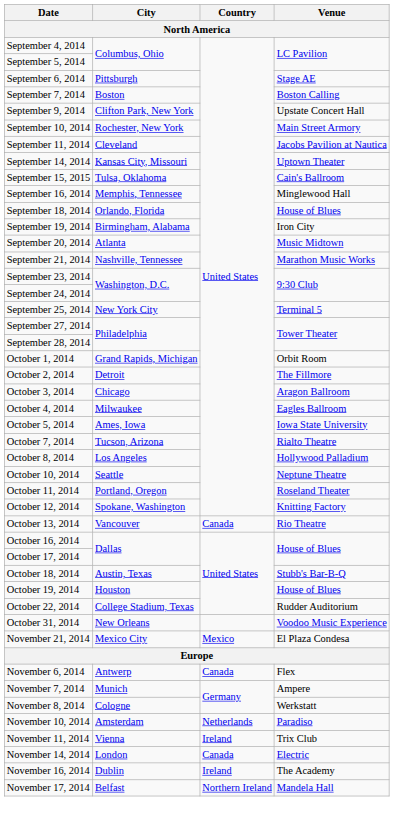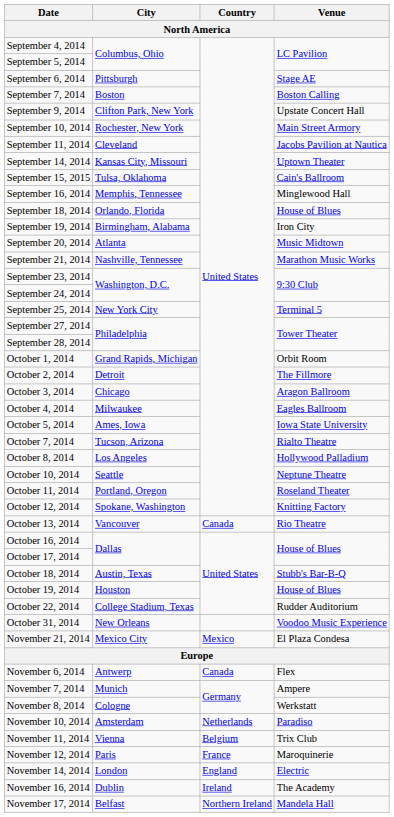(217, 738) Ireland -> (220, 738) Belgium
+ row: (48, 754)
(218, 754) Canada -> (220, 771) England
